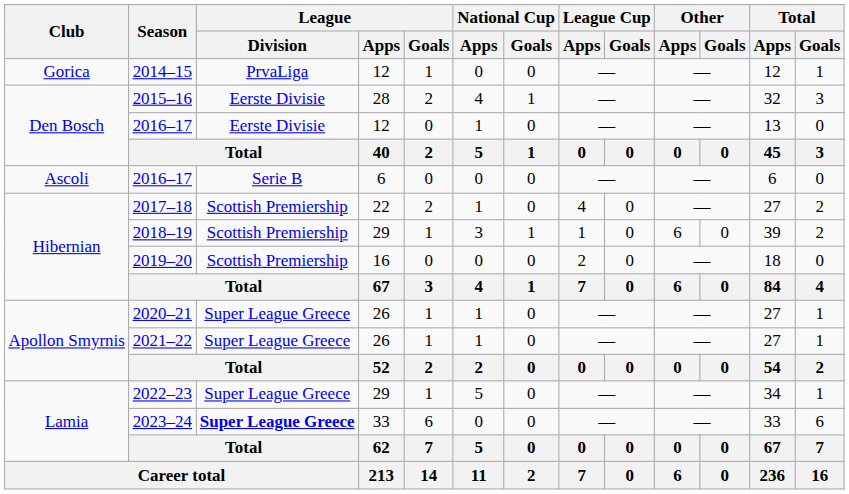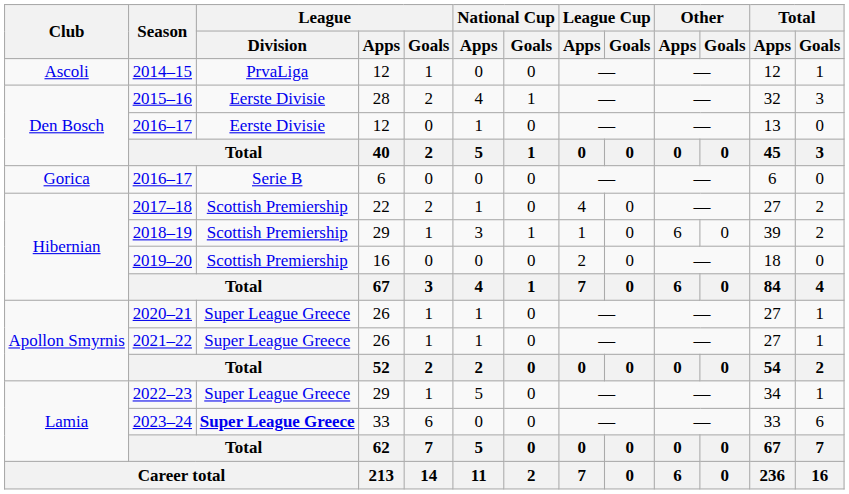(67, 71) Gorica -> (67, 71) Ascoli
(67, 179) Ascoli -> (67, 179) Gorica
